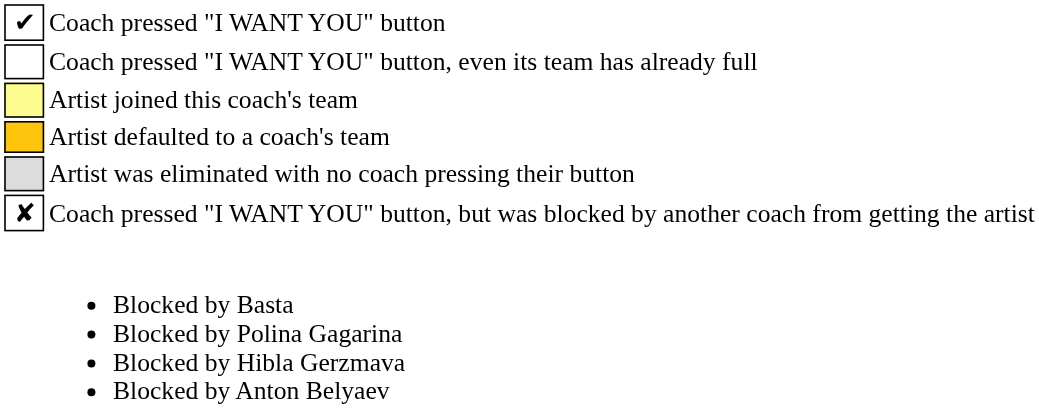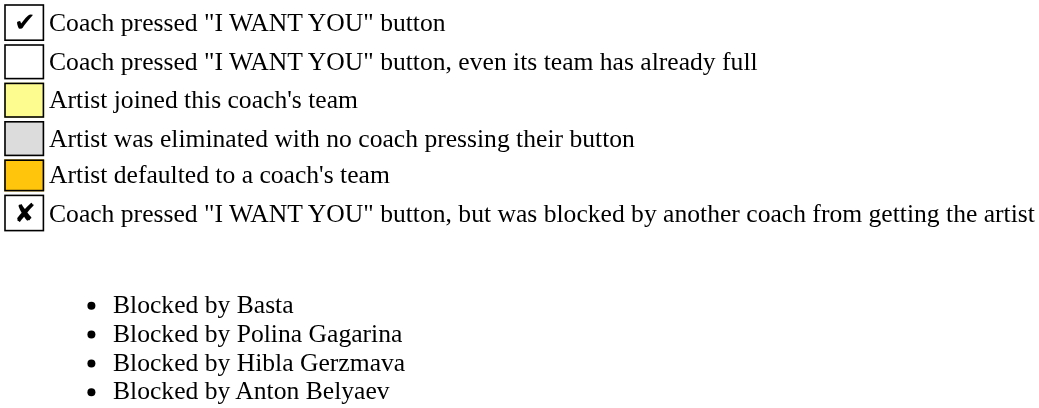rows swapped: (219, 136) <-> (342, 173)
